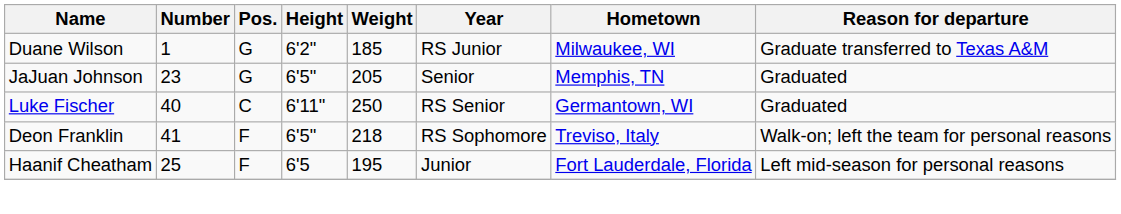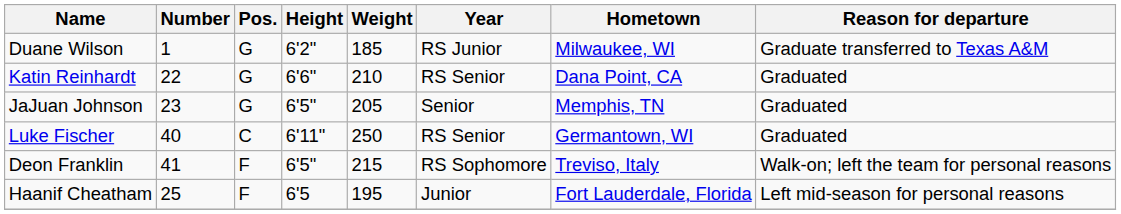+ row: (72, 77)
(367, 135) 218 -> (367, 164) 215
